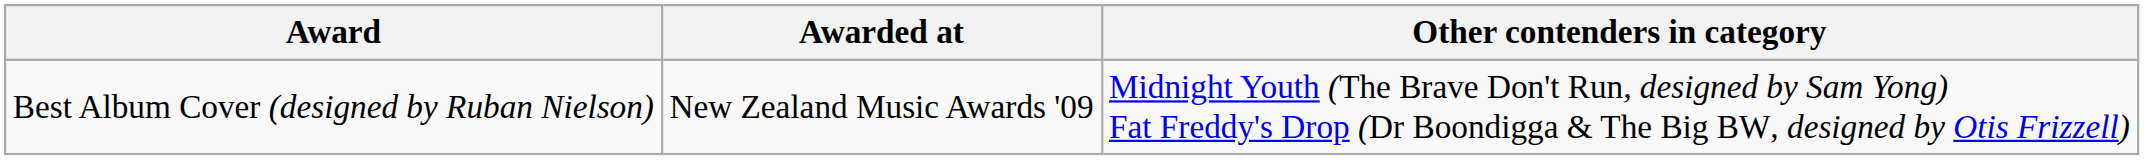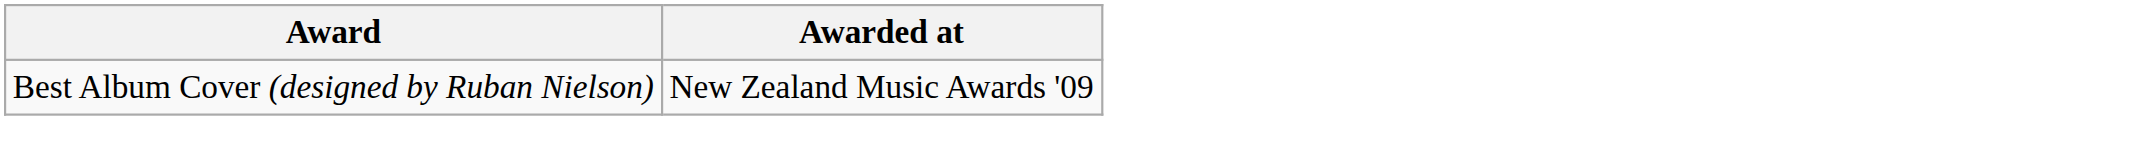- column: (1619, 32)
